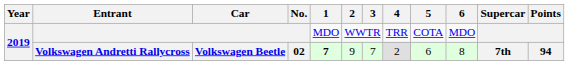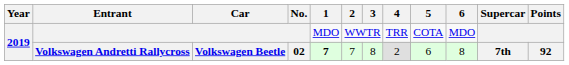(352, 51) 9 -> (352, 51) 7
(373, 51) 7 -> (373, 51) 8
(546, 51) 94 -> (546, 51) 92
